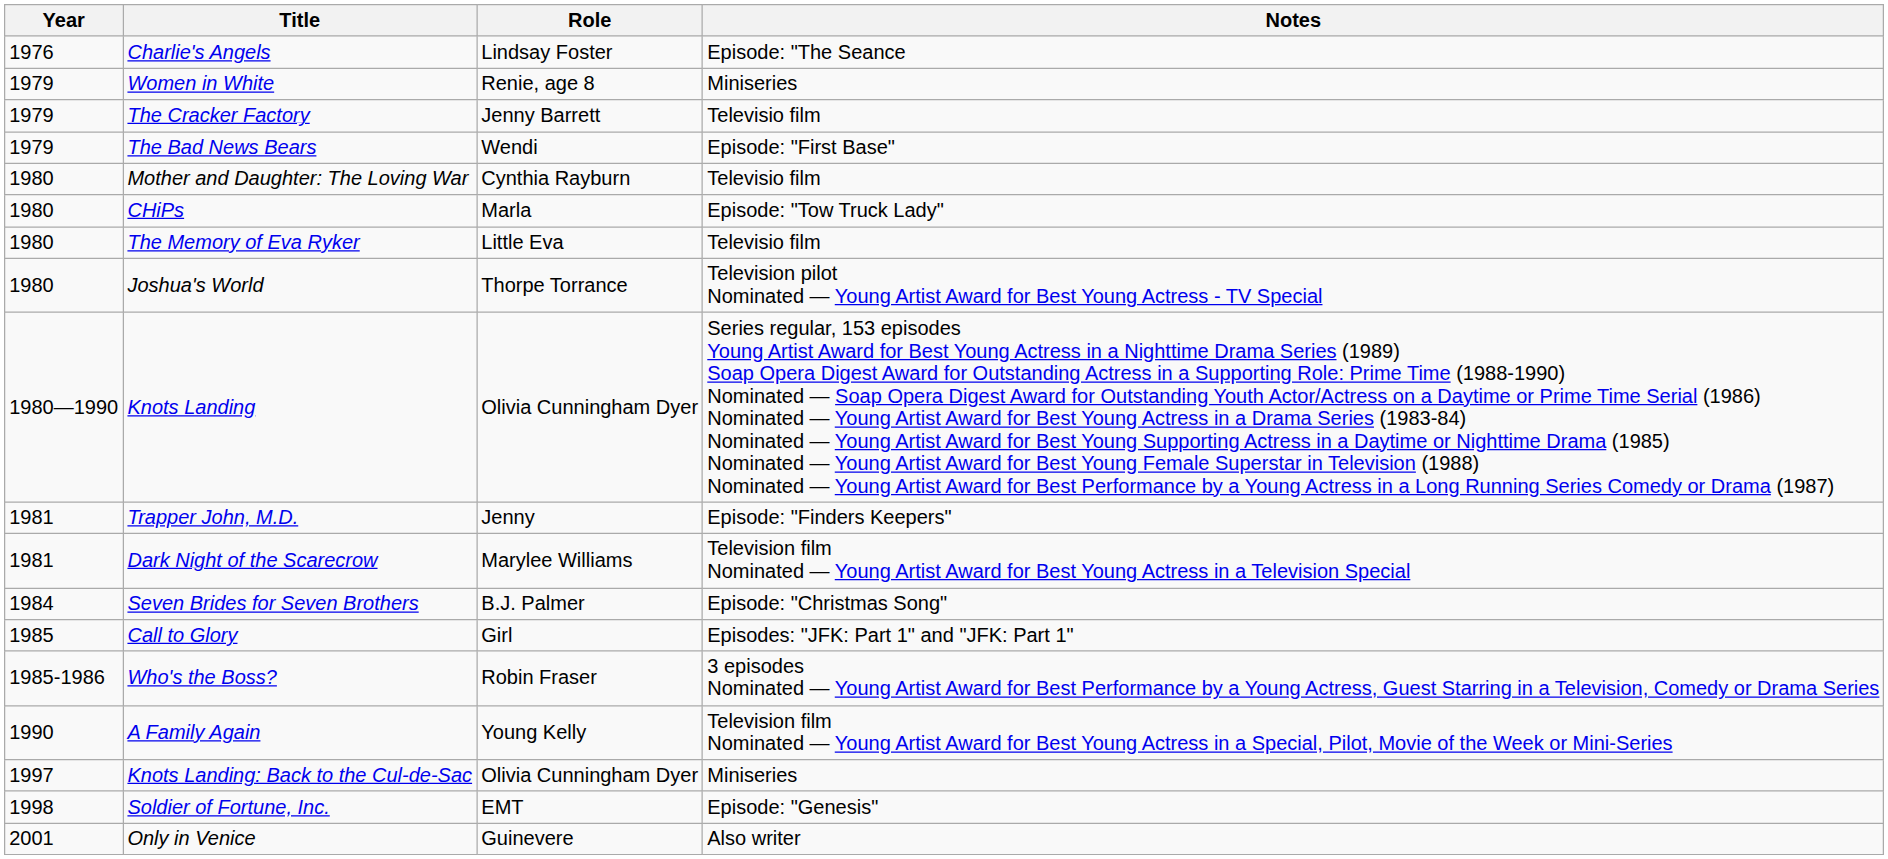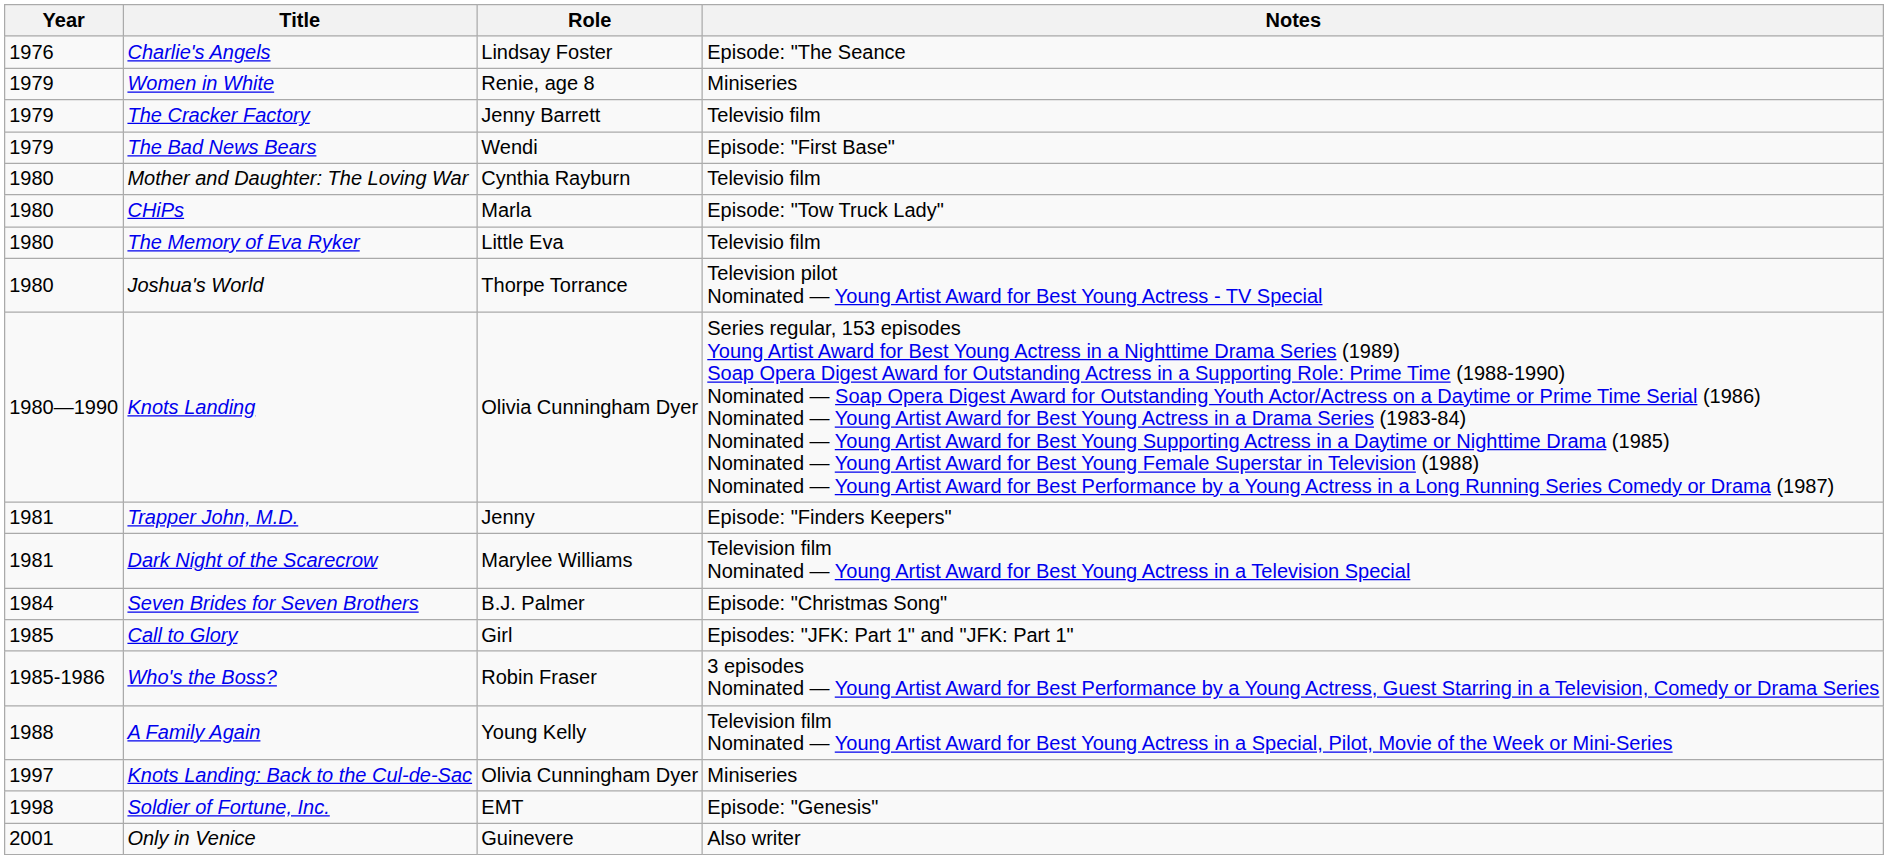(31, 732) 1990 -> (31, 732) 1988
